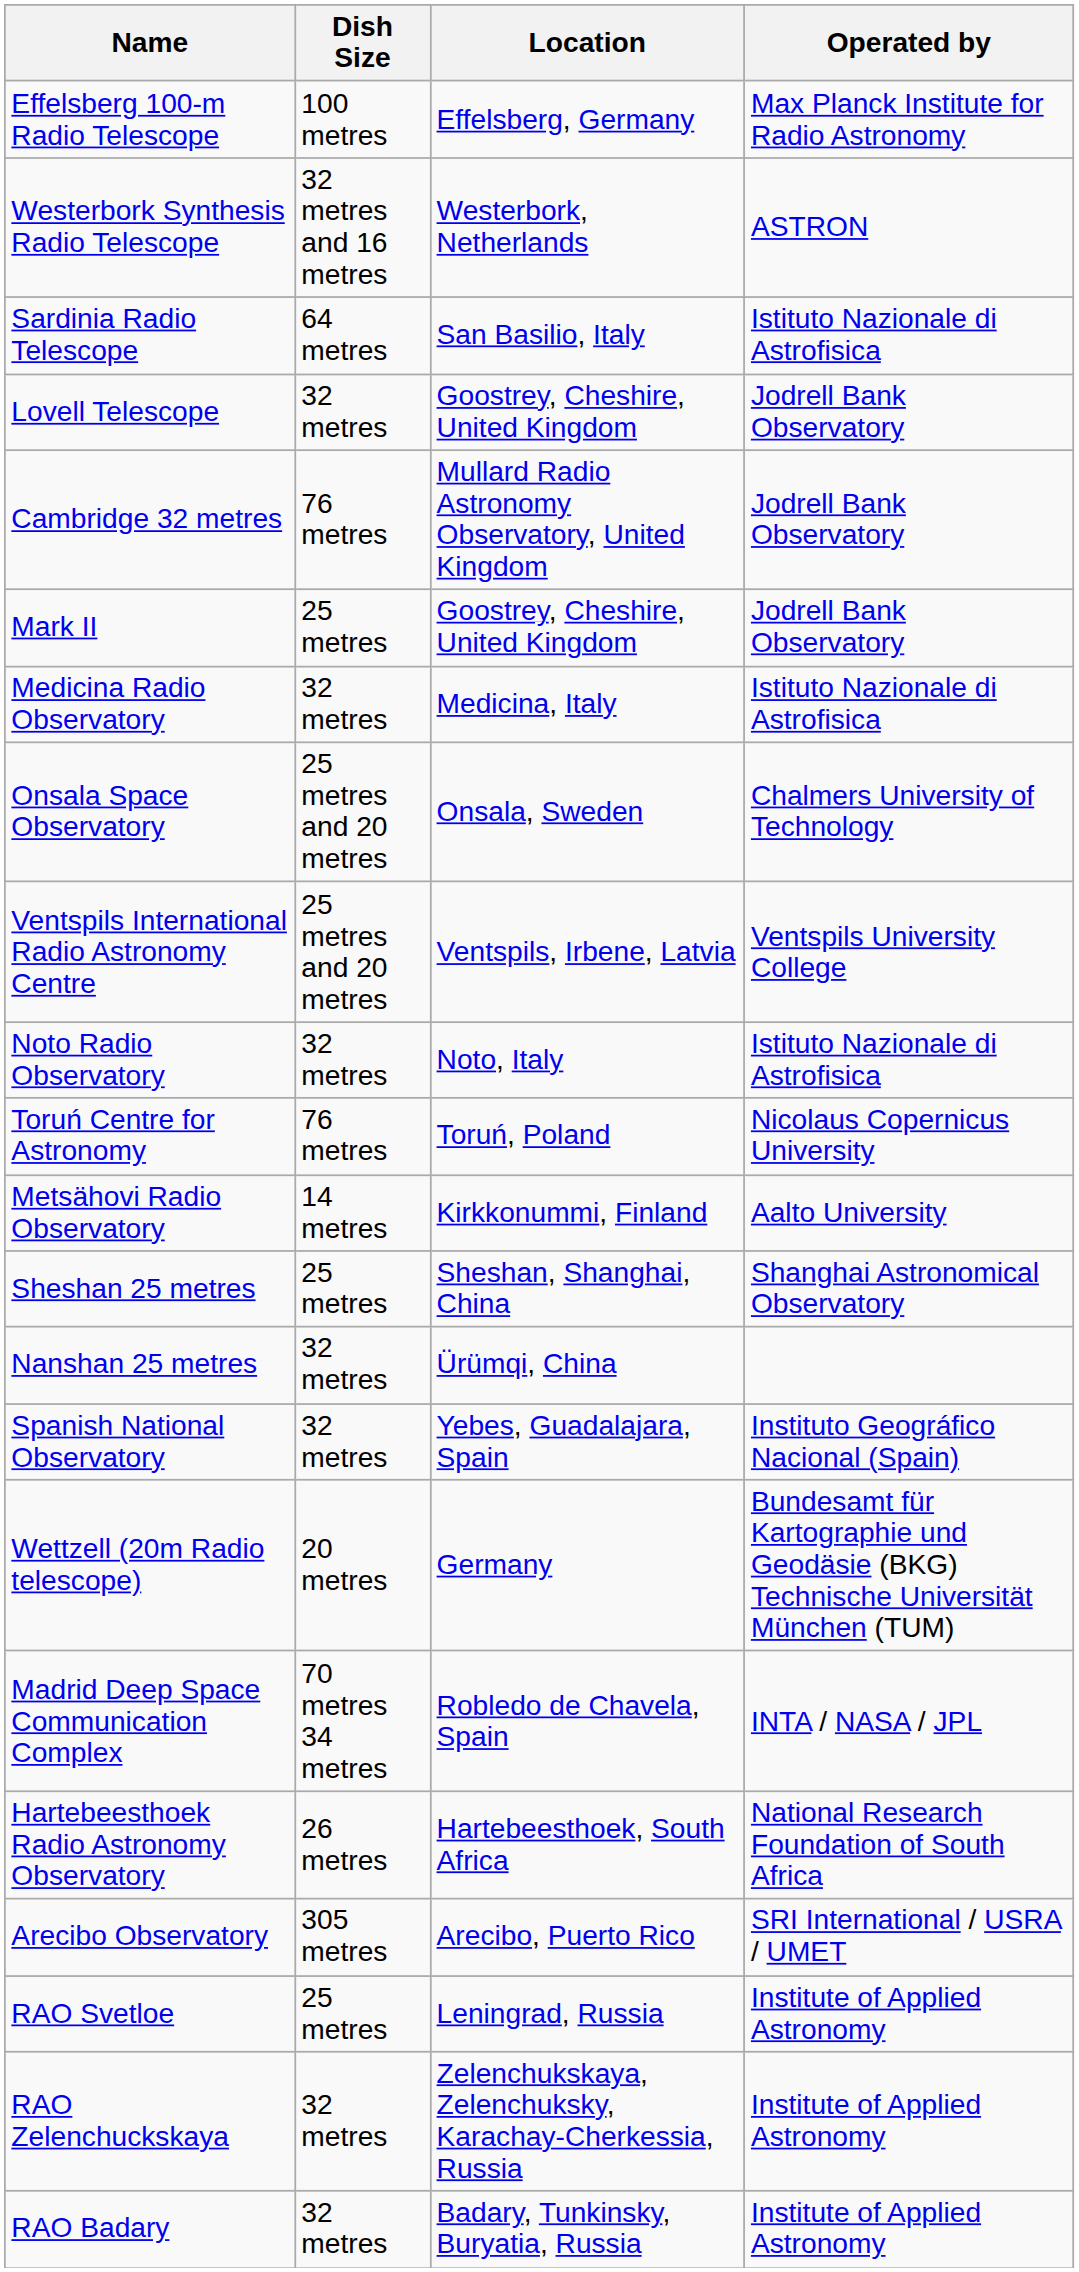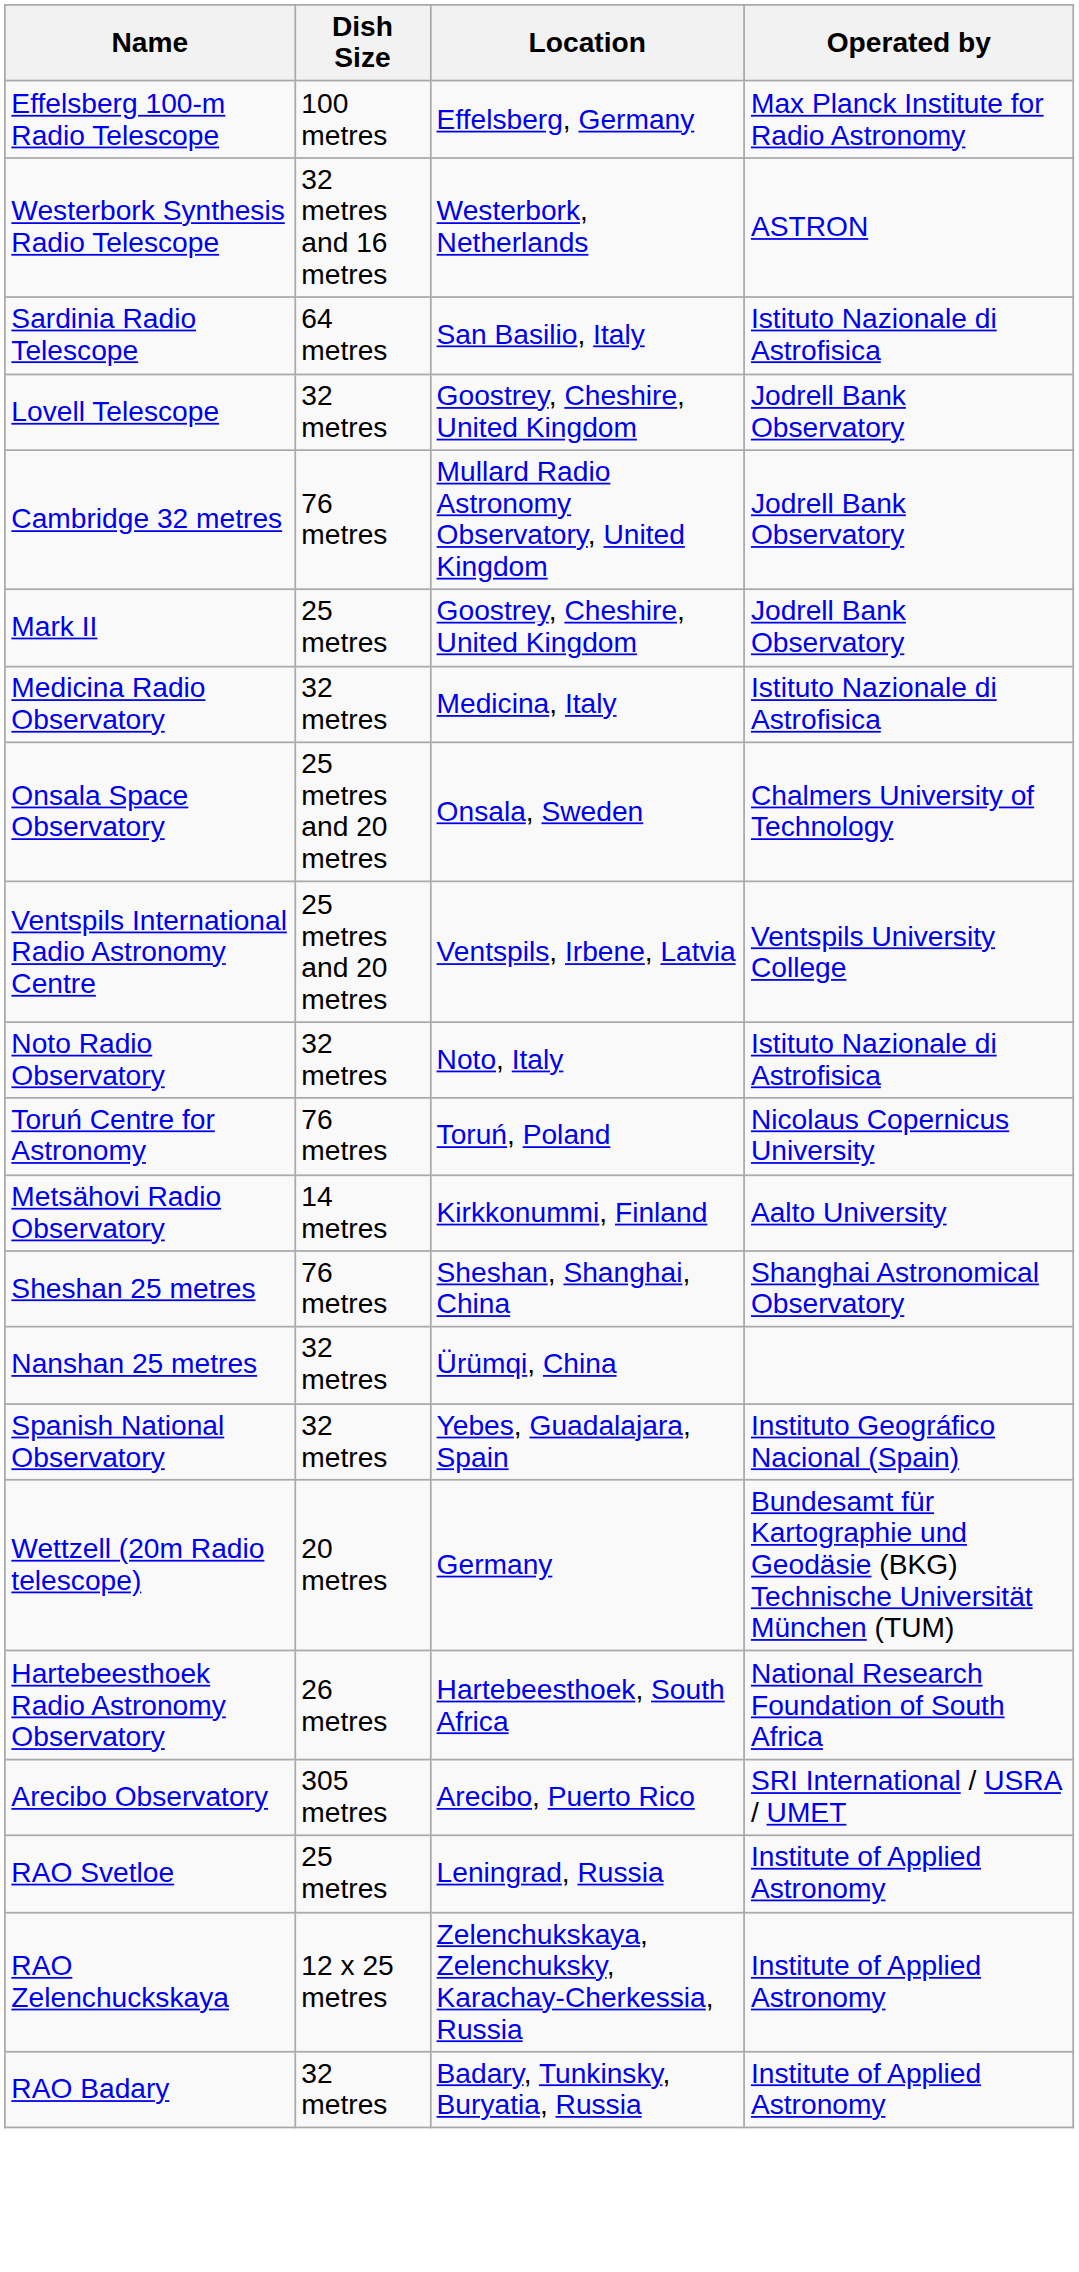(344, 1288) 25 metres -> (344, 1288) 76 metres
- row: (136, 1720)
(344, 2121) 32 metres -> (348, 1981) 12 x 25 metres
